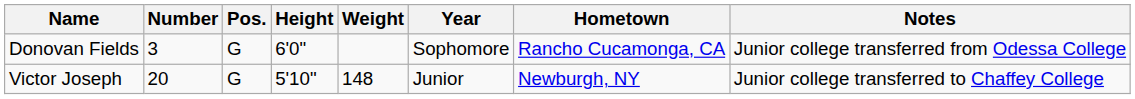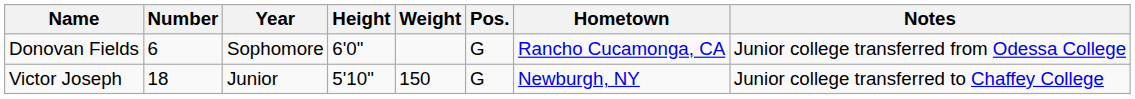columns swapped: (247, 19) <-> (461, 19)
(153, 49) 3 -> (153, 49) 6
(158, 78) 20 -> (158, 78) 18
(358, 78) 148 -> (415, 78) 150
